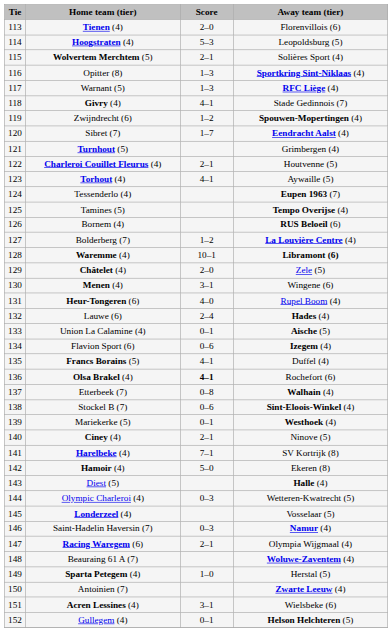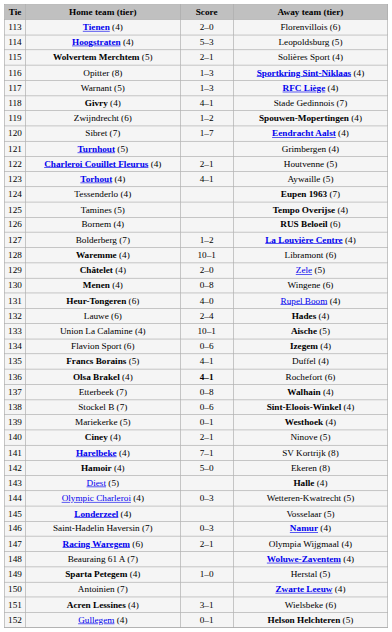(310, 255) bold -> (310, 255) normal
(207, 286) 3–1 -> (207, 286) 0–8
(207, 331) 0–1 -> (207, 331) 10–1
